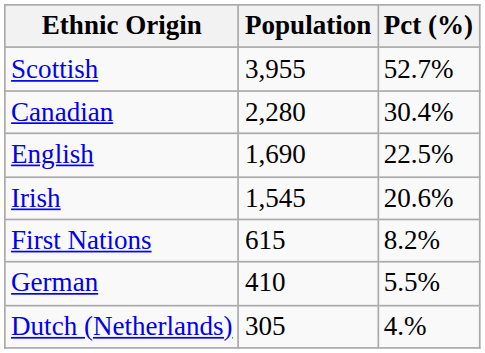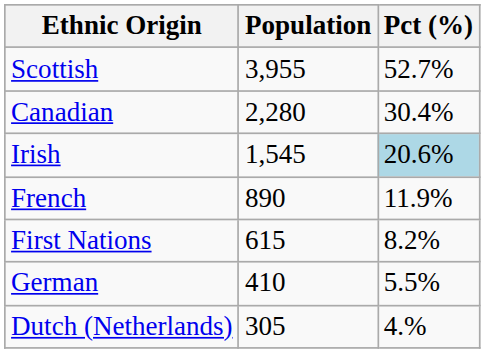- row: (52, 154)
(419, 197) no background -> (419, 154) lightblue background
+ row: (49, 197)
